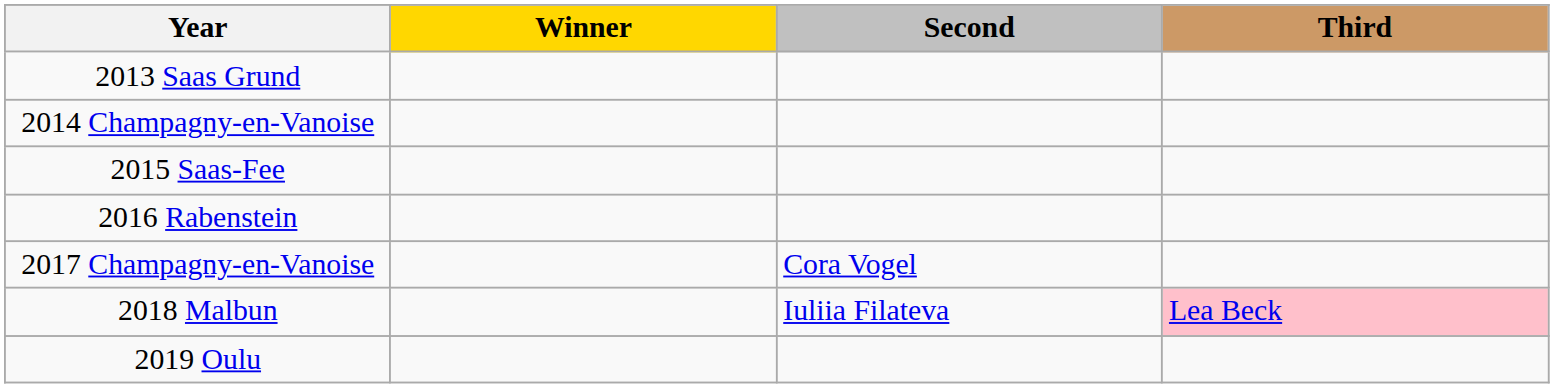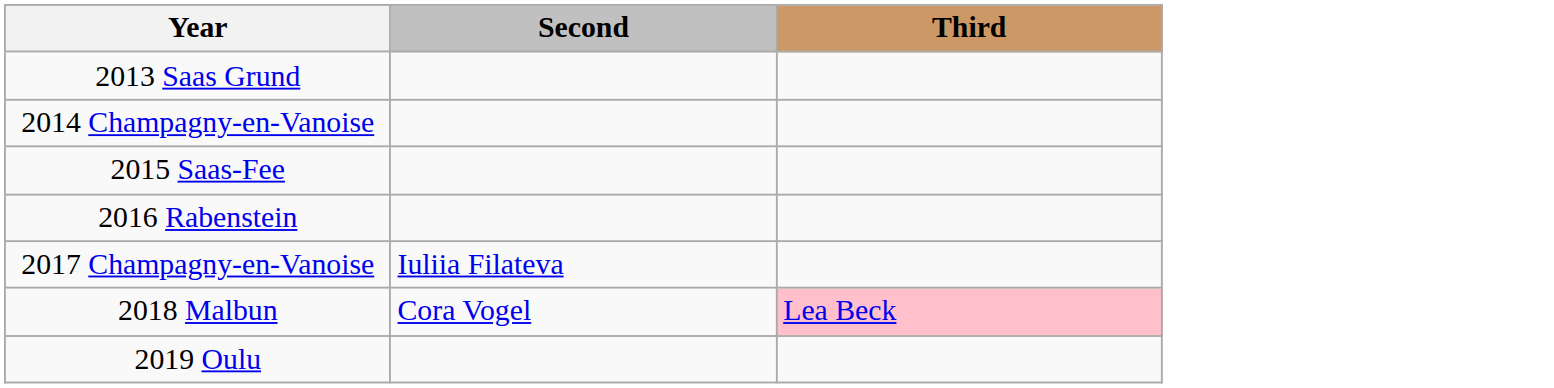- column: (584, 28)
(850, 264) Cora Vogel -> (481, 264) Iuliia Filateva
(866, 311) Iuliia Filateva -> (464, 311) Cora Vogel
